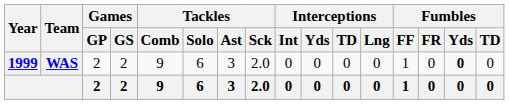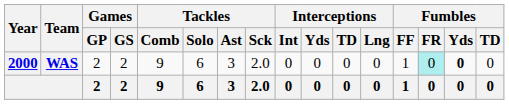(23, 63) 1999 -> (23, 63) 2000
(431, 63) no background -> (431, 63) paleturquoise background
